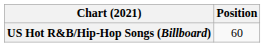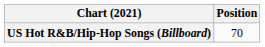(237, 32) 60 -> (237, 32) 70
